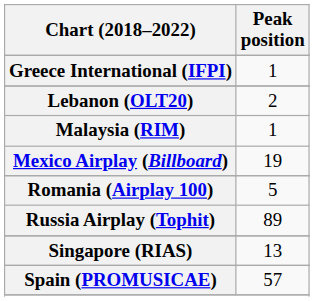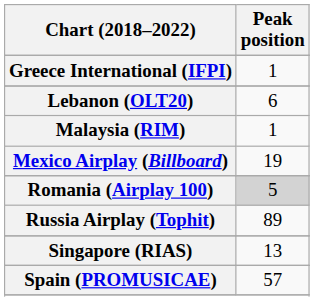(273, 100) 2 -> (273, 100) 6
(273, 190) no background -> (273, 190) lightgrey background
